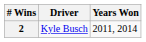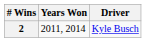columns swapped: (64, 12) <-> (116, 12)
